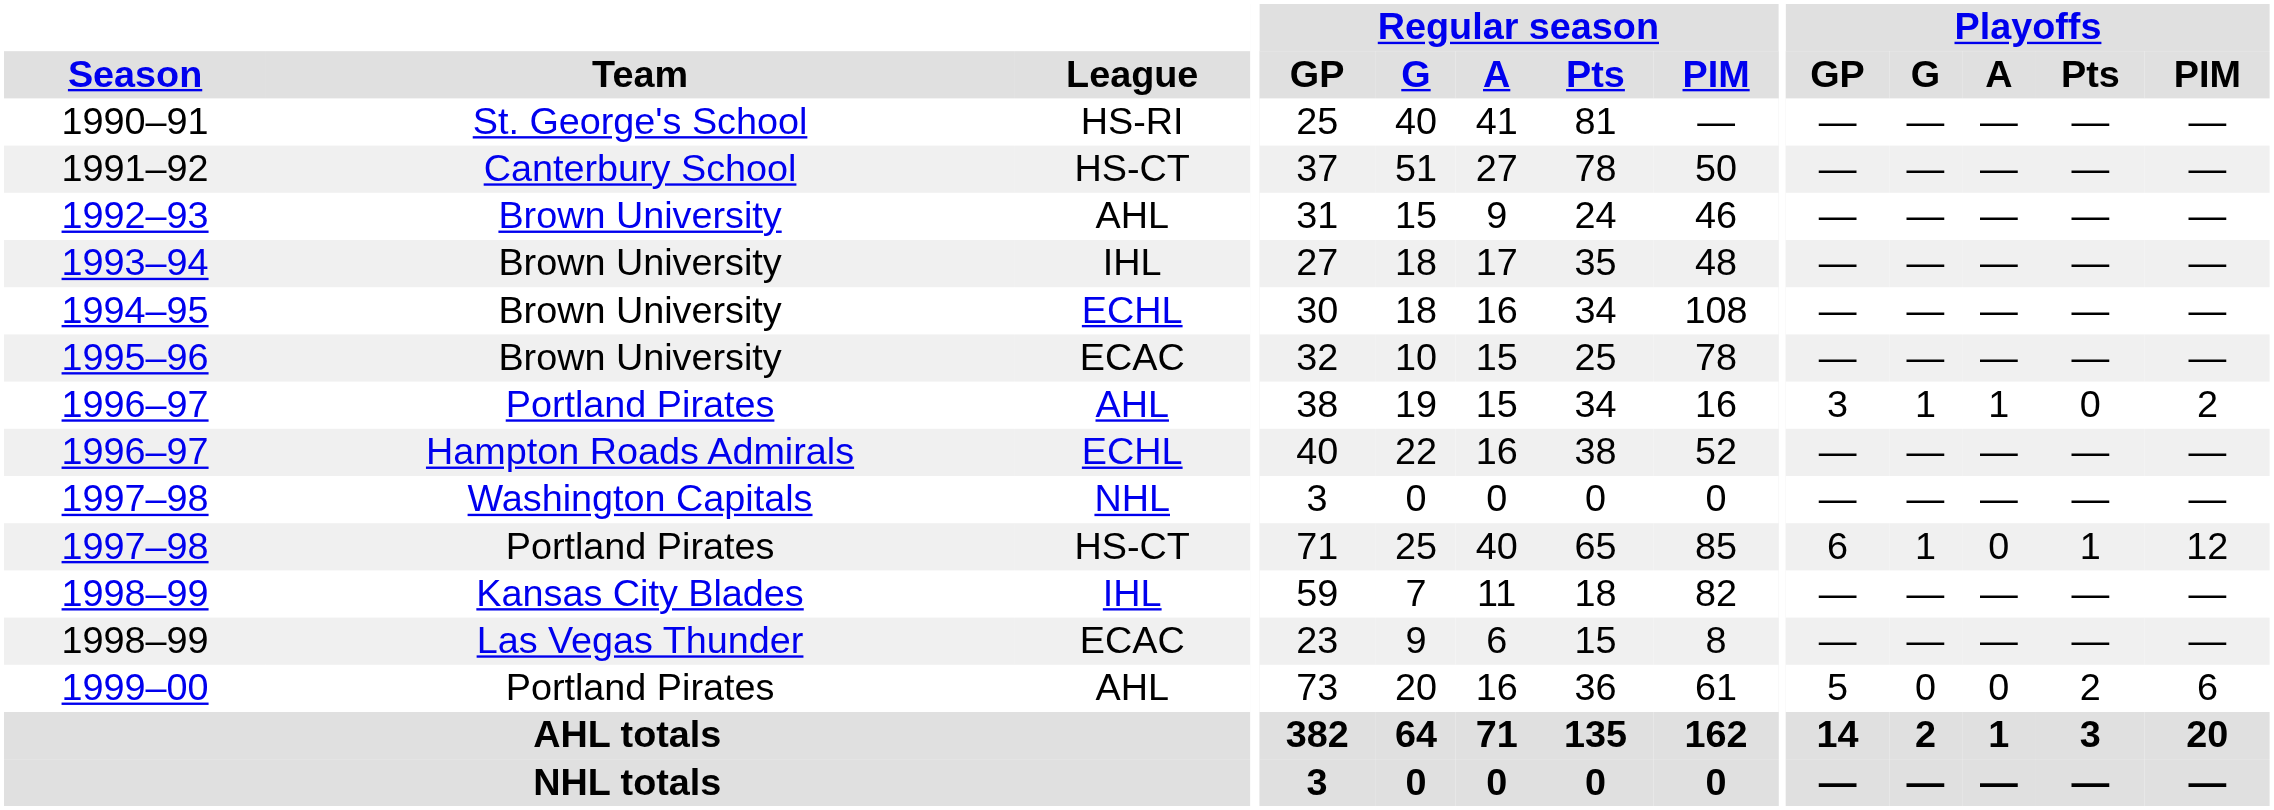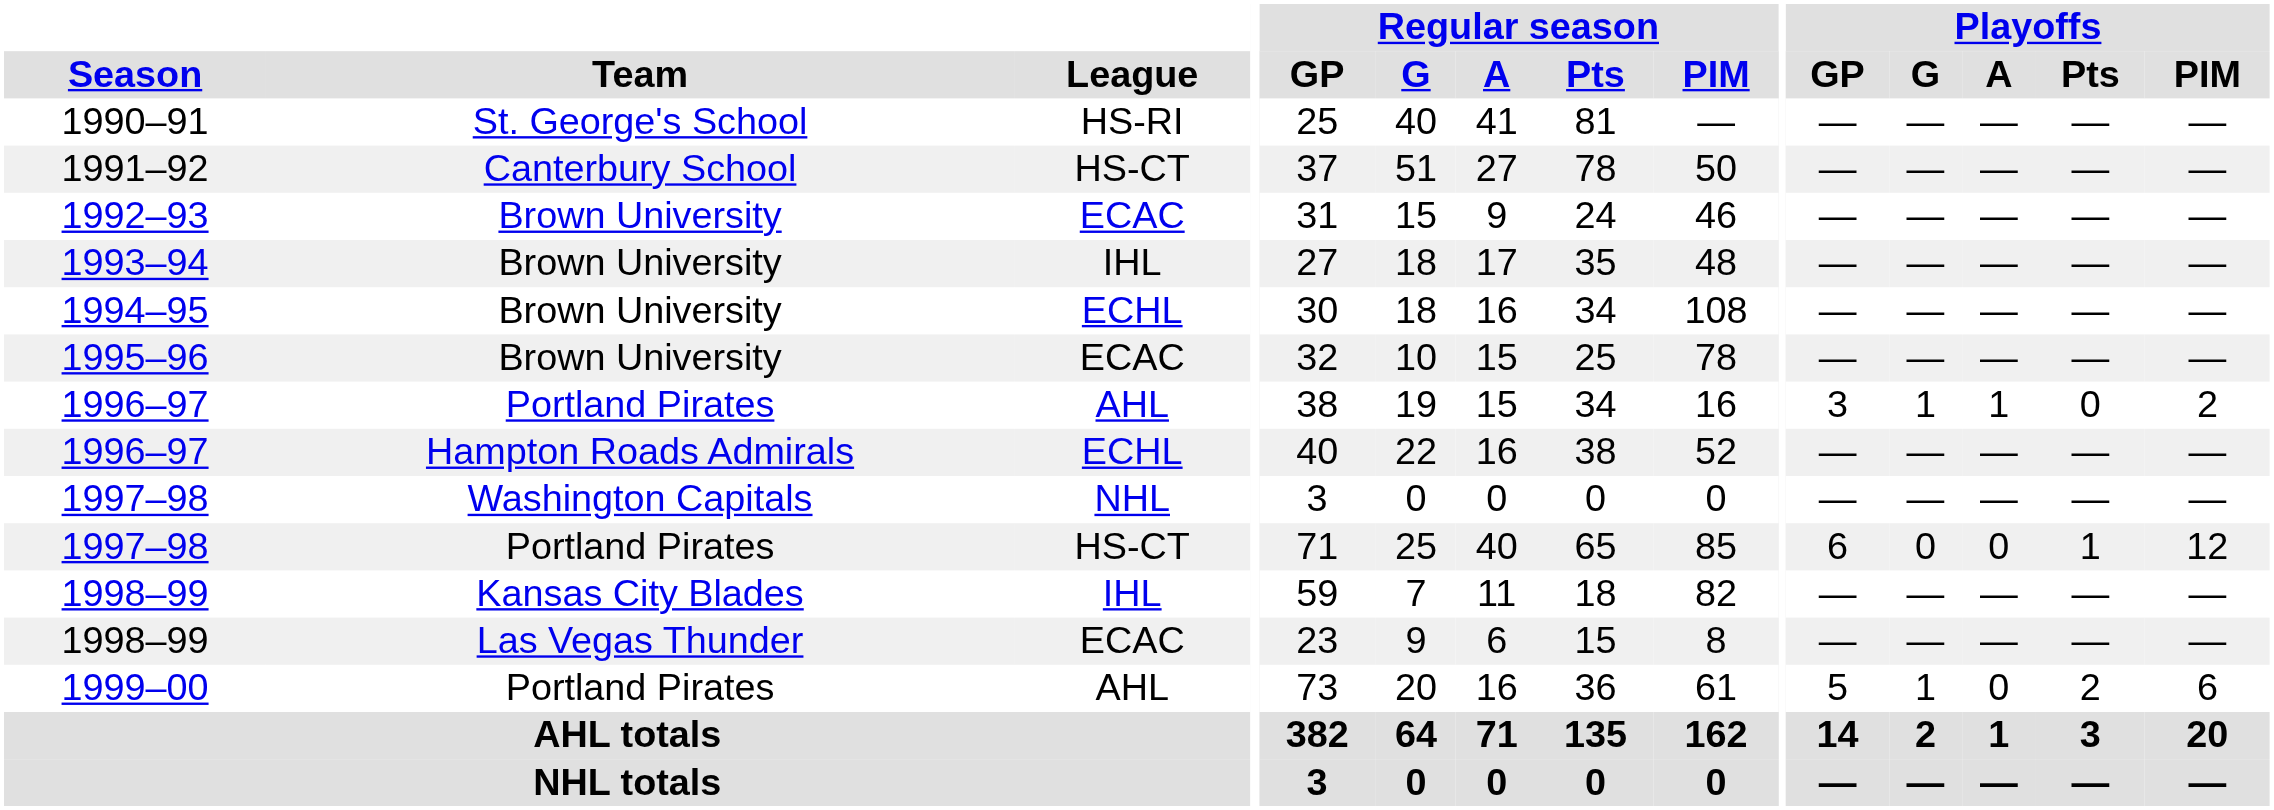(1132, 215) AHL -> (1132, 215) ECAC
(1925, 546) 1 -> (1925, 546) 0
(1925, 687) 0 -> (1925, 687) 1
